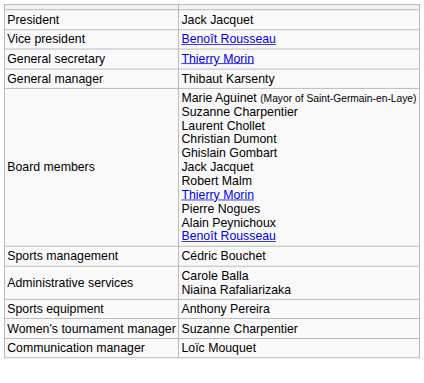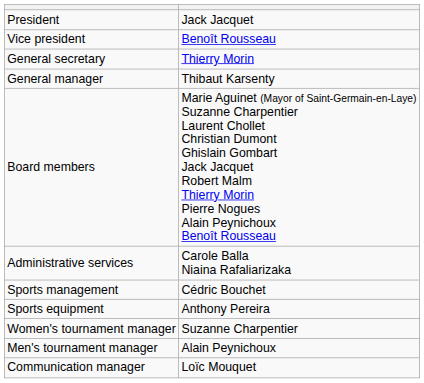rows swapped: (63, 256) <-> (70, 282)
+ row: (82, 348)
